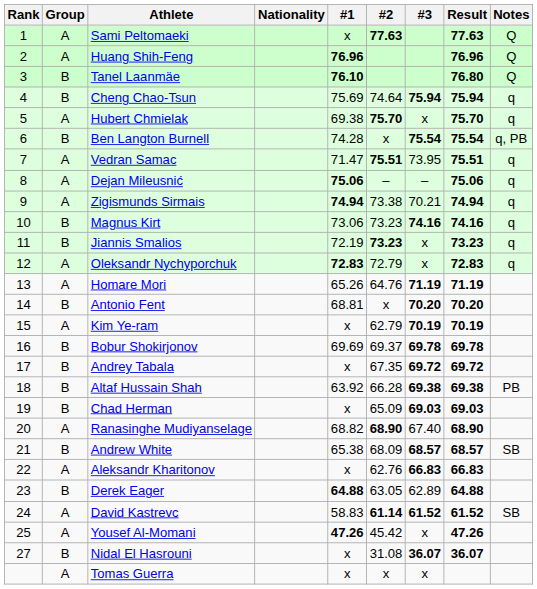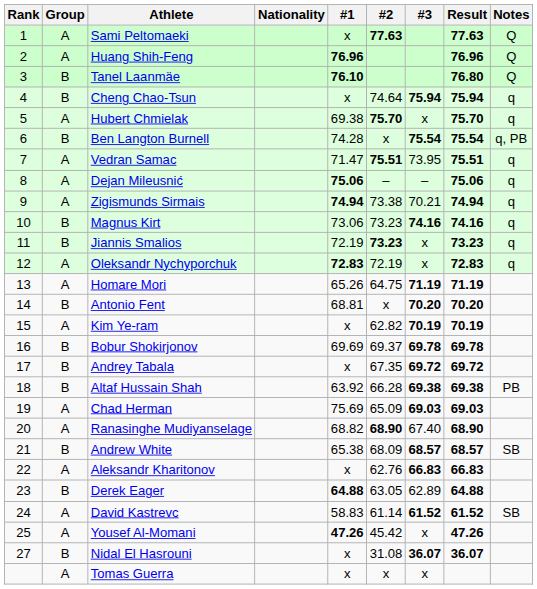(347, 98) 75.69 -> (347, 98) x
(386, 263) 72.79 -> (386, 263) 72.19
(386, 284) 64.76 -> (386, 284) 64.75
(386, 325) 62.79 -> (386, 325) 62.82
(65, 408) B -> (65, 408) A
(347, 408) x -> (347, 408) 75.69
(386, 512) bold -> (386, 512) normal
